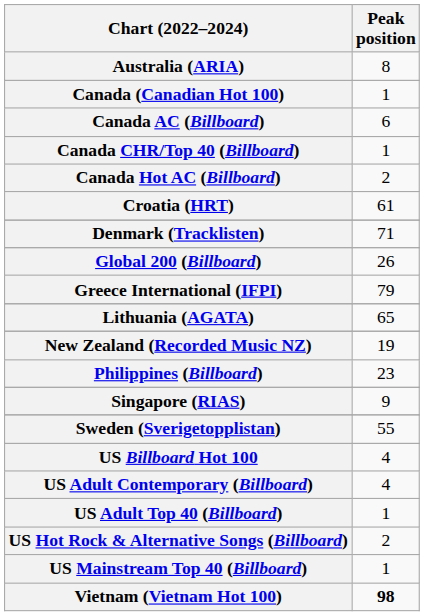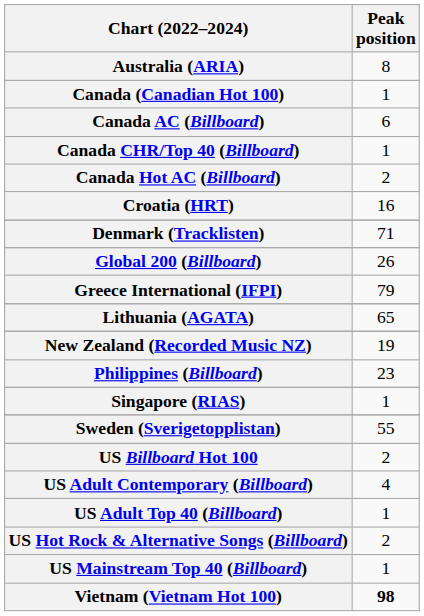(386, 205) 61 -> (386, 205) 16
(386, 401) 9 -> (386, 401) 1
(386, 456) 4 -> (386, 456) 2
